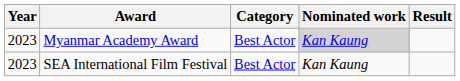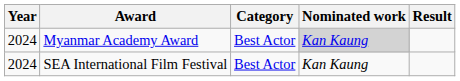(22, 40) 2023 -> (22, 40) 2024
(22, 64) 2023 -> (22, 64) 2024
